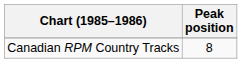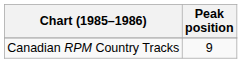(209, 48) 8 -> (209, 48) 9
